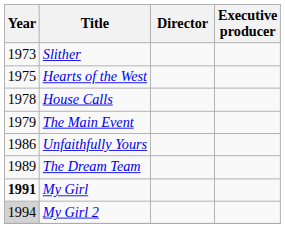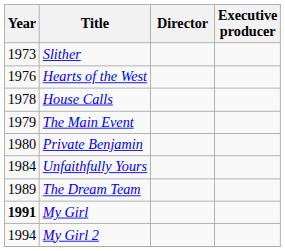(22, 76) 1975 -> (22, 76) 1976
+ row: (93, 144)
(22, 144) 1986 -> (22, 167) 1984
(22, 212) lightgrey background -> (22, 235) no background
